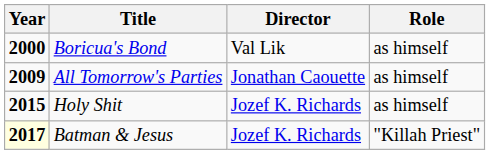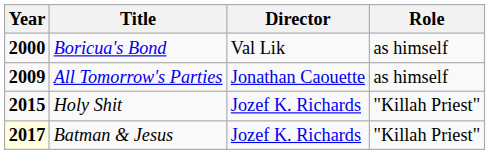(411, 105) as himself -> (427, 105) "Killah Priest"
